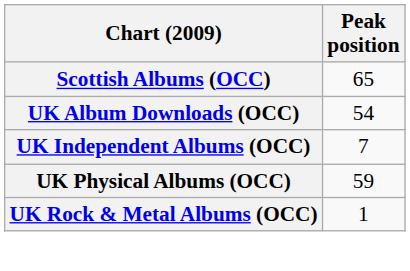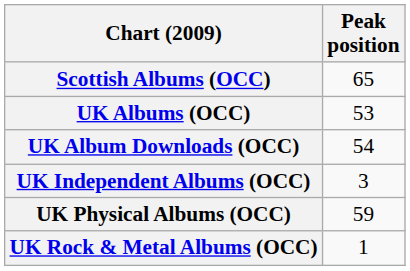+ row: (164, 112)
(363, 146) 7 -> (363, 180) 3
